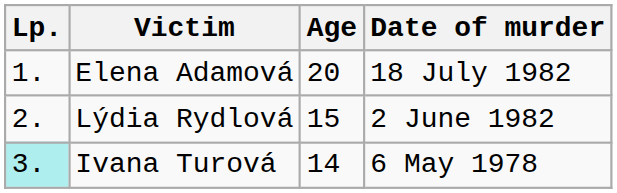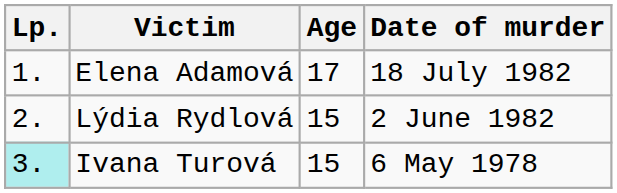(323, 73) 20 -> (323, 73) 17
(323, 165) 14 -> (323, 165) 15
